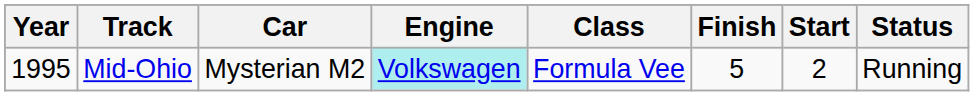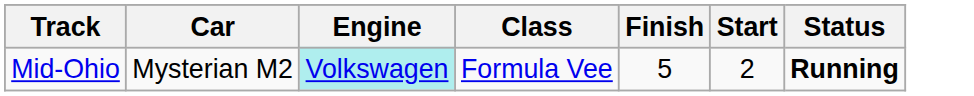- column: (41, 26)
(912, 69) normal -> (845, 69) bold
